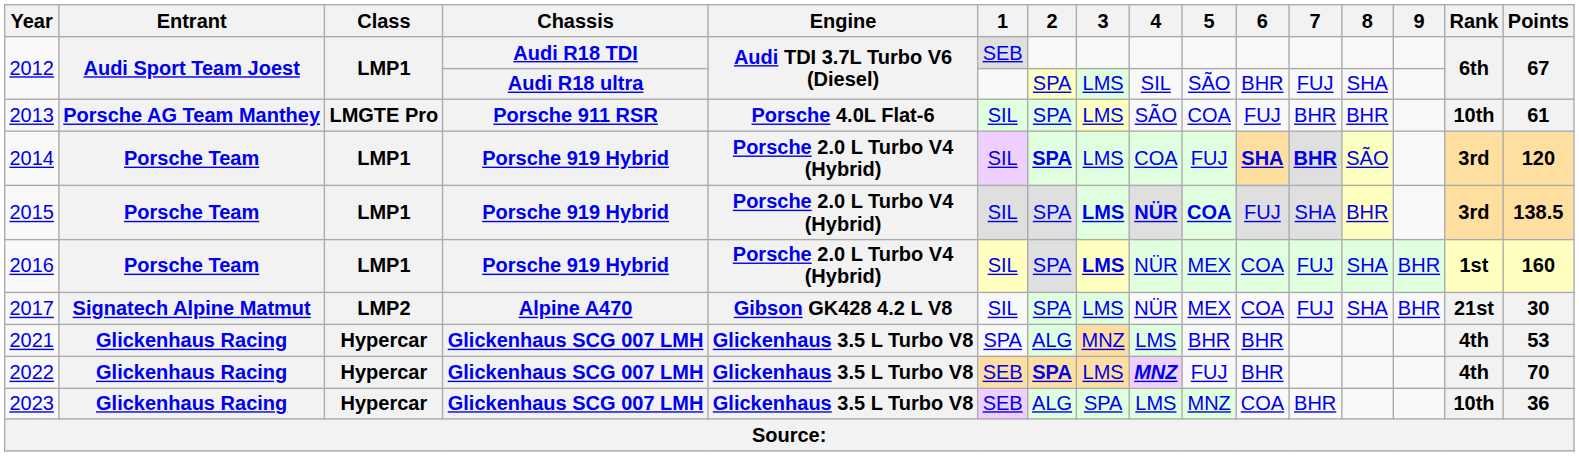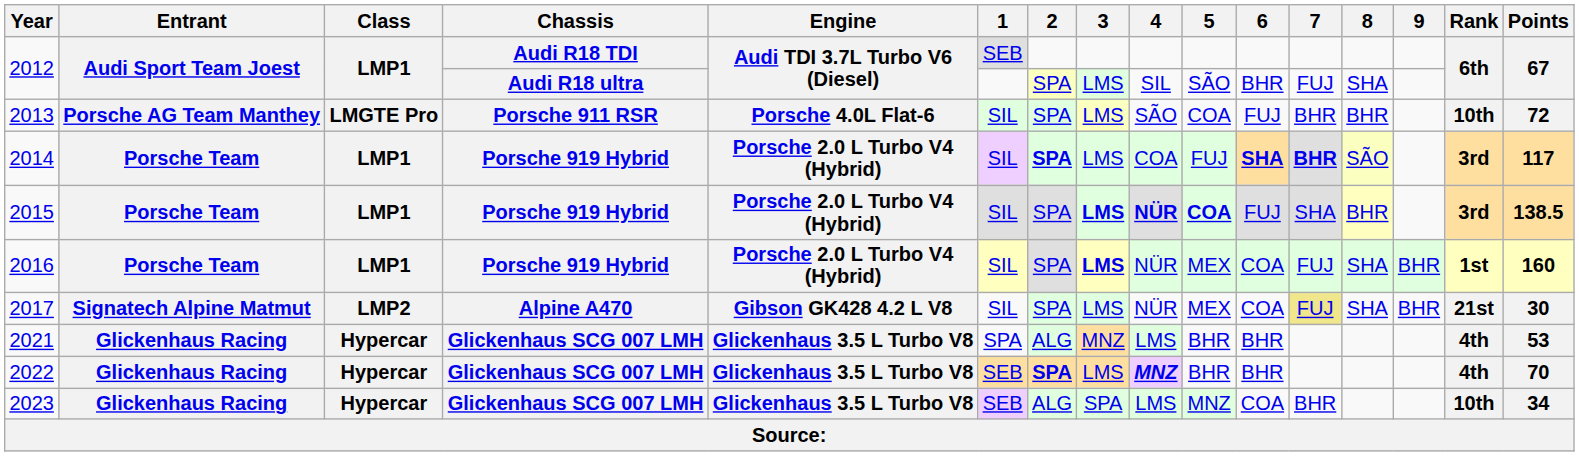(1538, 116) 61 -> (1538, 116) 72
(1538, 159) 120 -> (1538, 159) 117
(1315, 309) no background -> (1315, 309) khaki background
(1209, 372) FUJ -> (1209, 372) BHR
(1538, 404) 36 -> (1538, 404) 34
